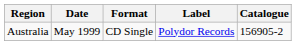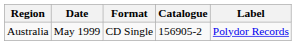columns swapped: (196, 13) <-> (264, 13)
